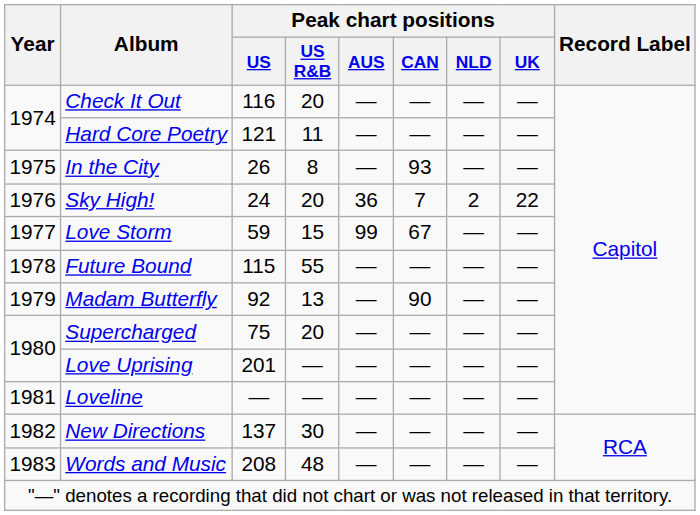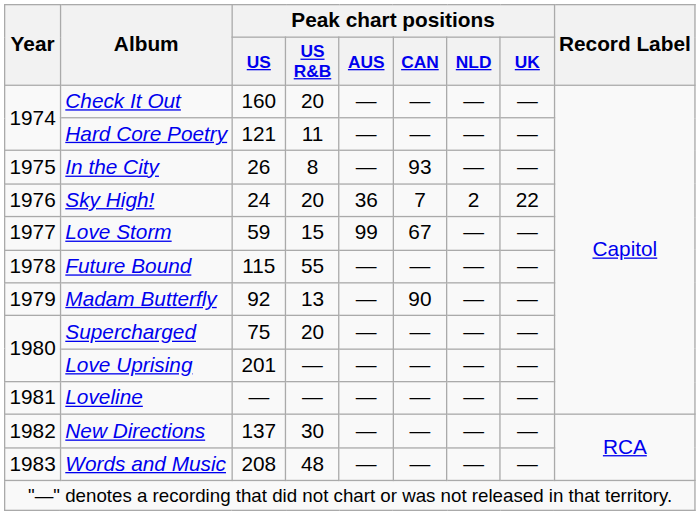(259, 101) 116 -> (259, 101) 160
